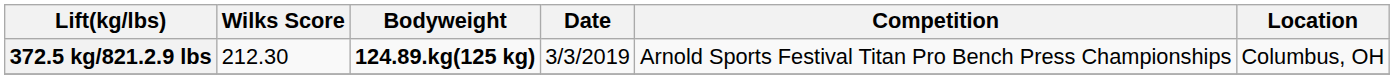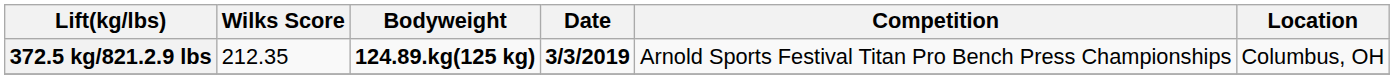(255, 56) 212.30 -> (255, 56) 212.35
(588, 56) normal -> (588, 56) bold
